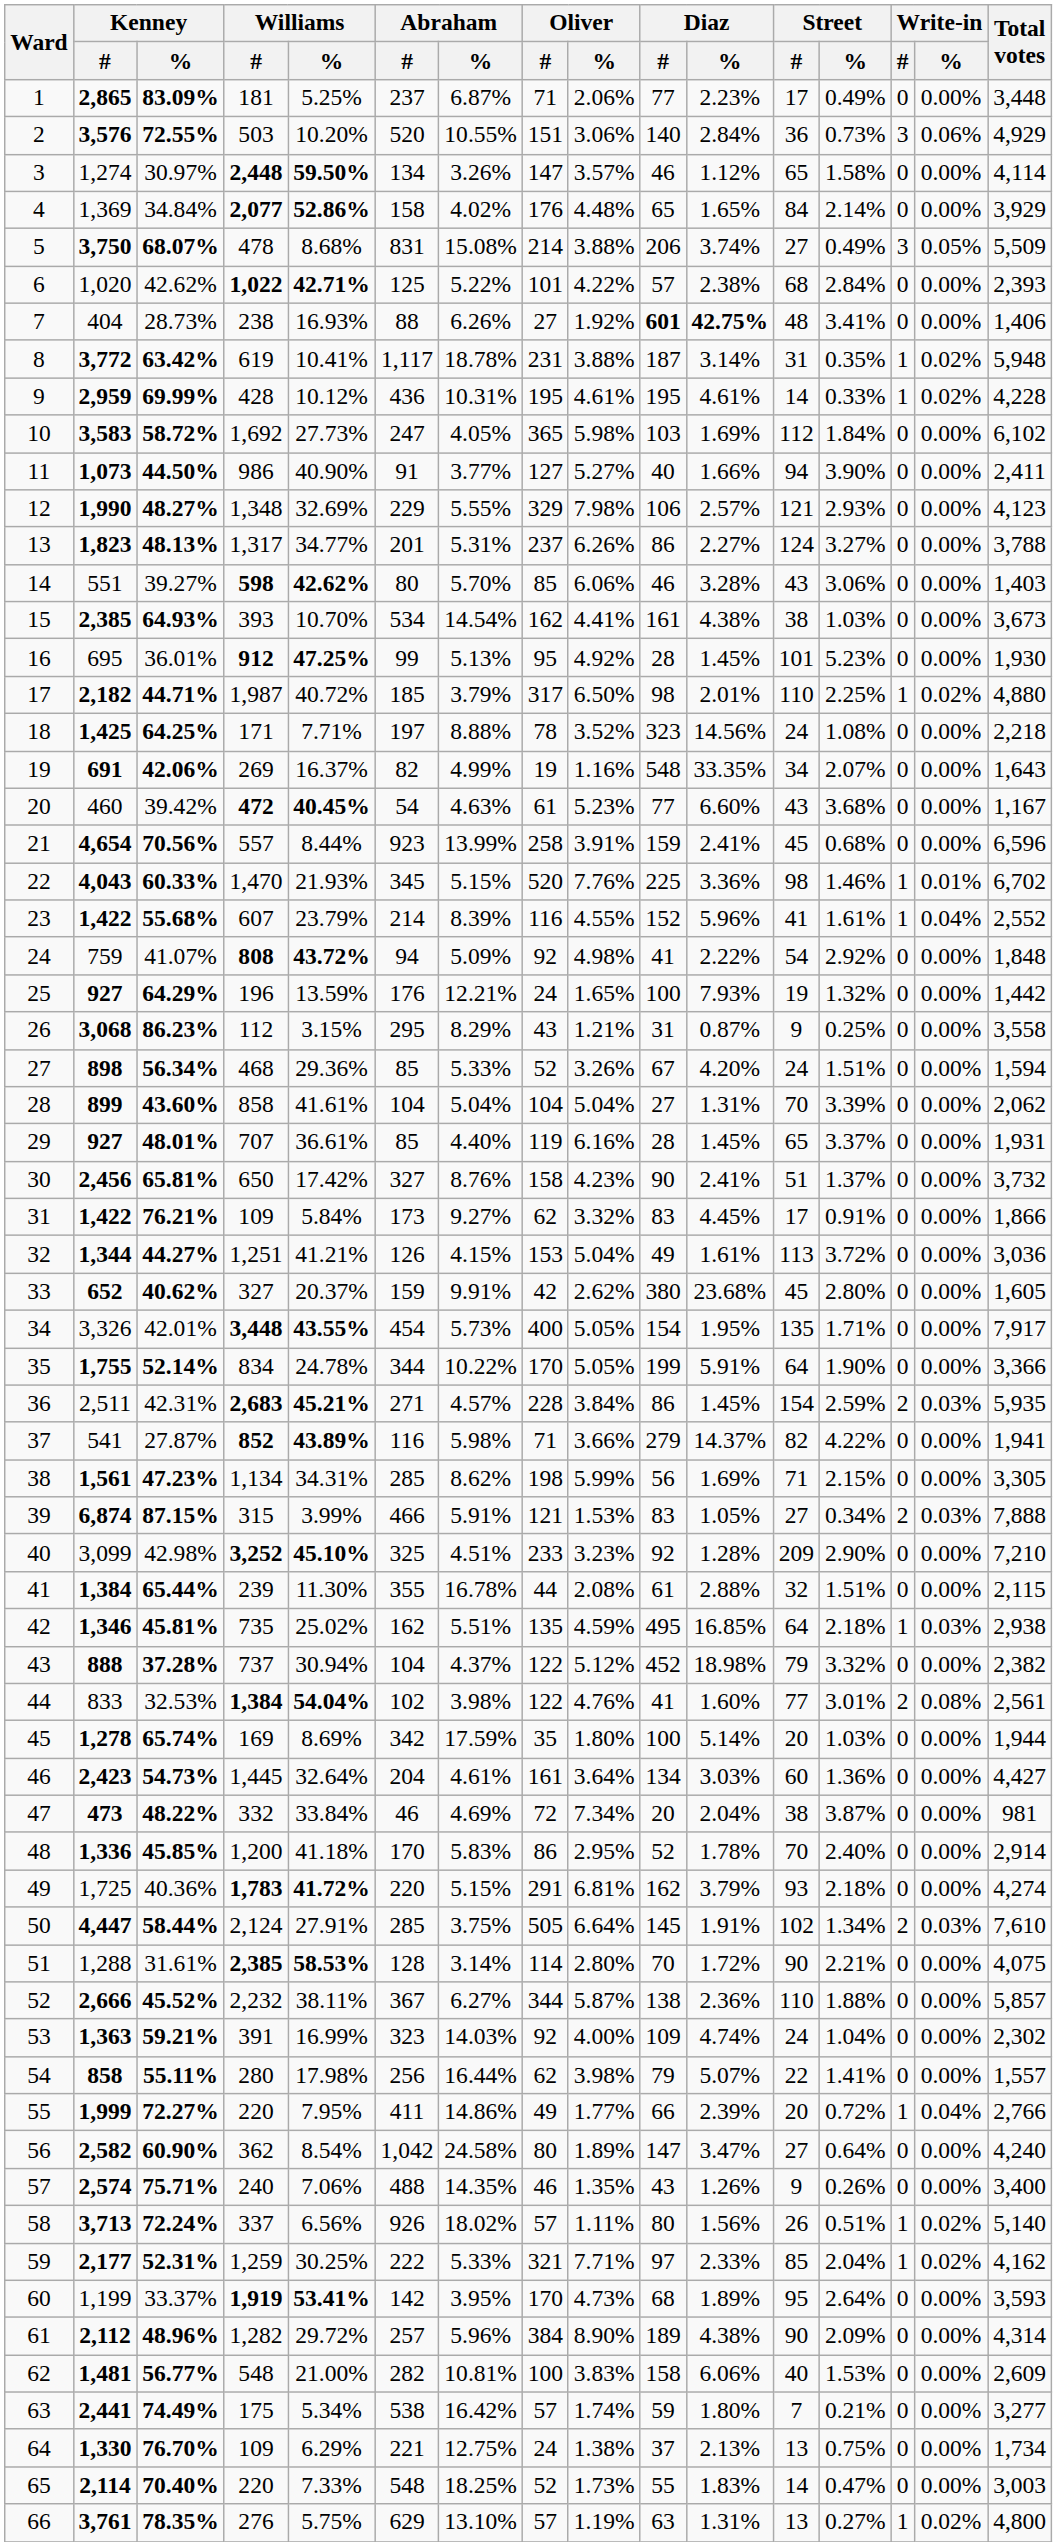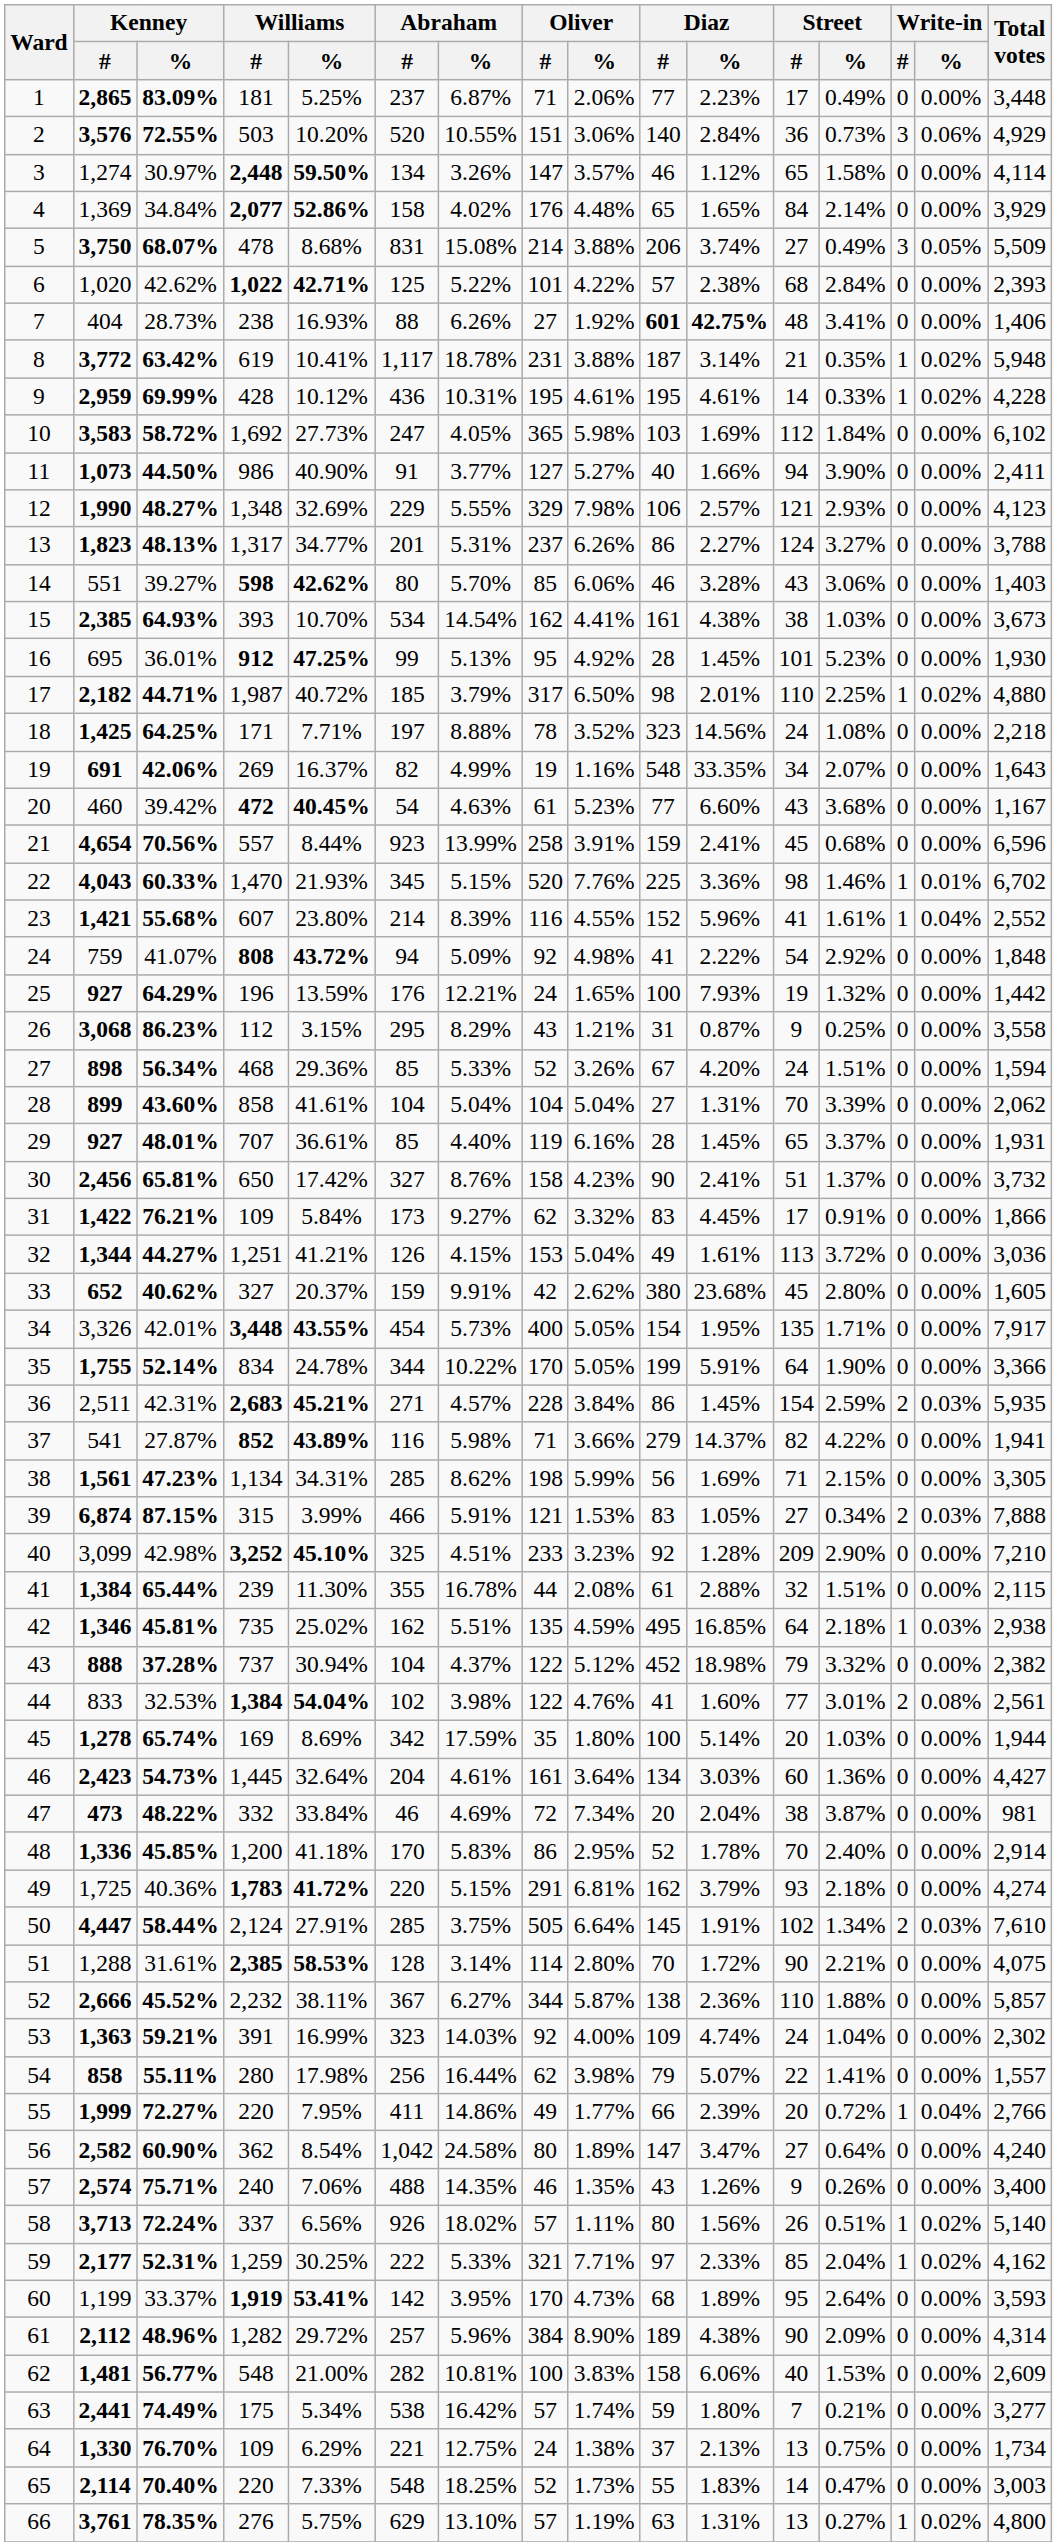(796, 358) 31 -> (796, 358) 21
(105, 918) 1,422 -> (105, 918) 1,421
(332, 918) 23.79% -> (332, 918) 23.80%
